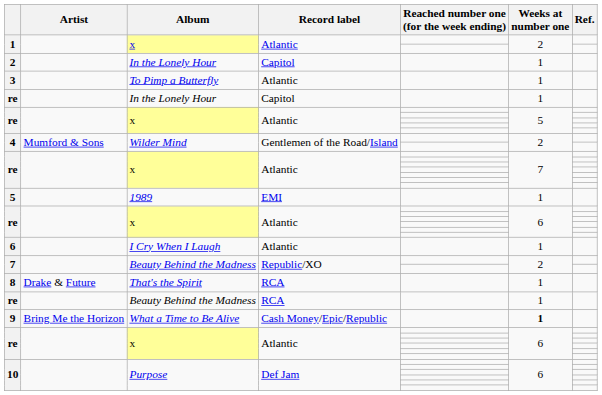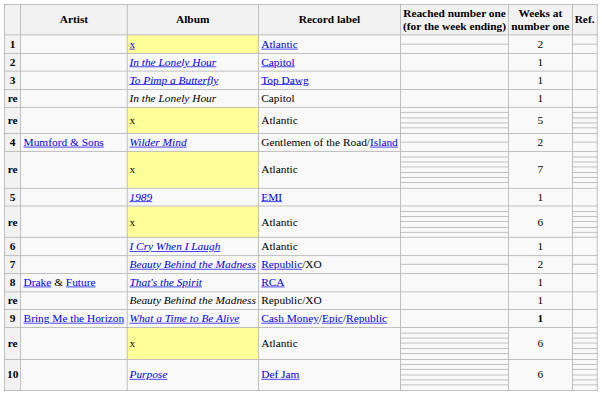(279, 80) Atlantic -> (285, 80) Top Dawg
(273, 300) RCA -> (291, 300) Republic/XO
